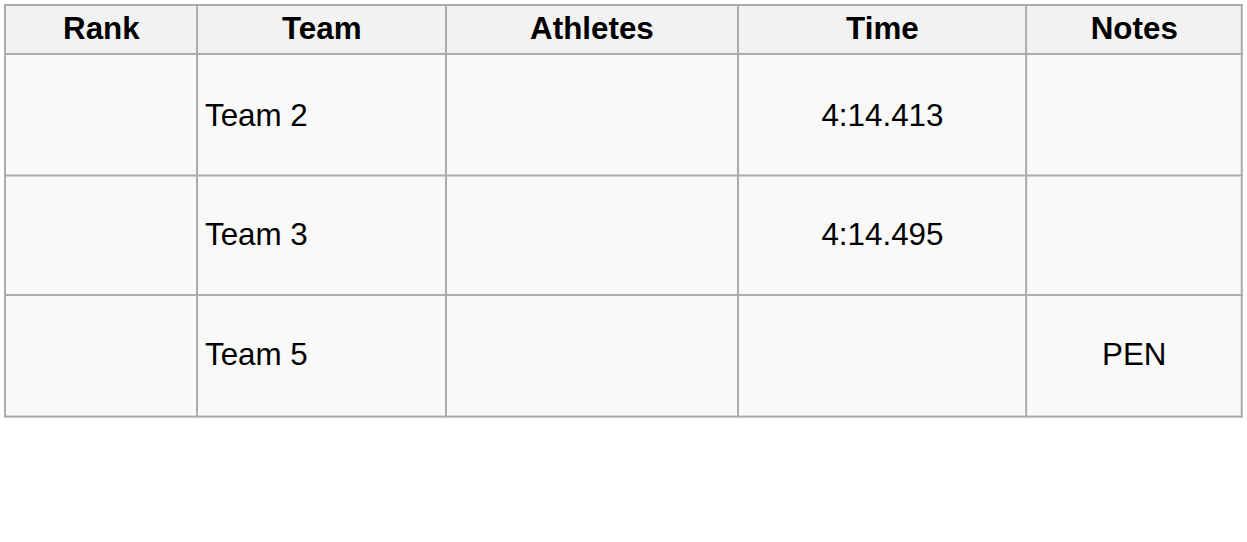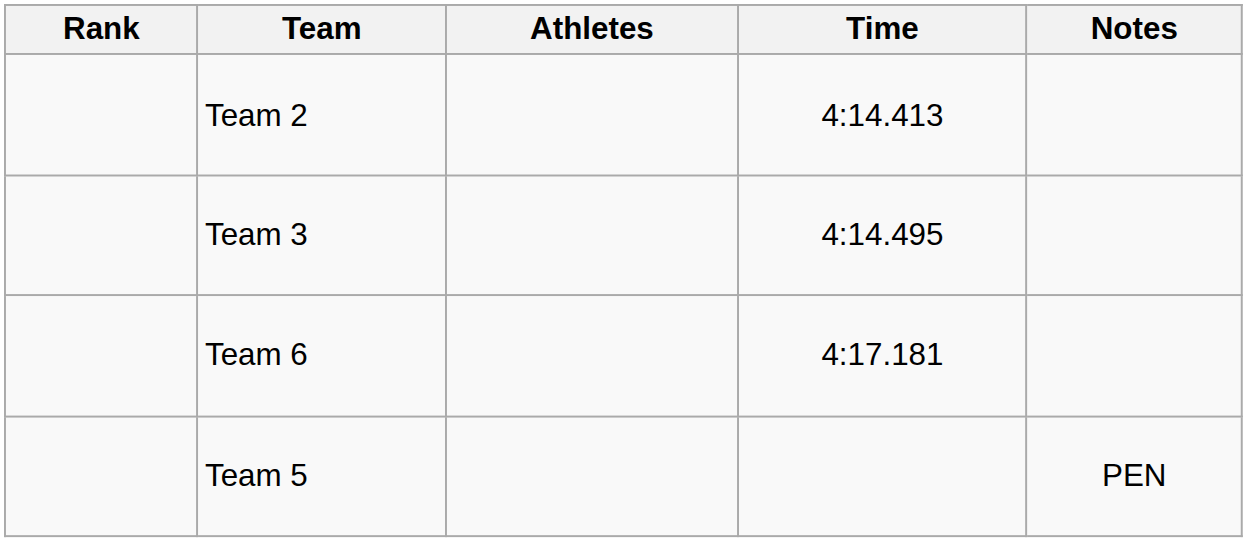+ row: (256, 354)
